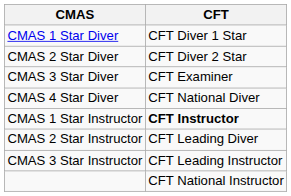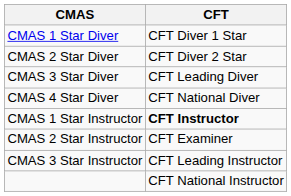(191, 77) CFT Examiner -> (203, 77) CFT Leading Diver
(203, 139) CFT Leading Diver -> (191, 139) CFT Examiner
